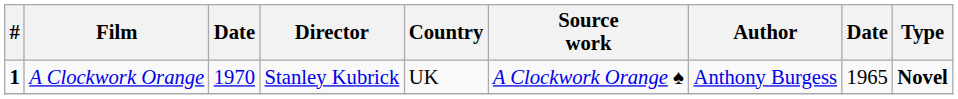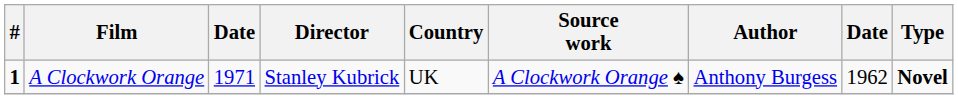(234, 76) 1970 -> (234, 76) 1971
(867, 76) 1965 -> (867, 76) 1962
